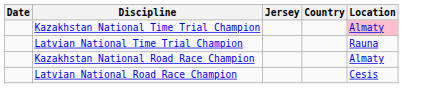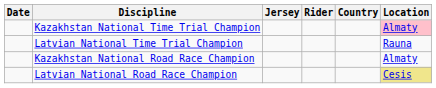+ column: (319, 12)
(364, 75) no background -> (397, 75) khaki background
